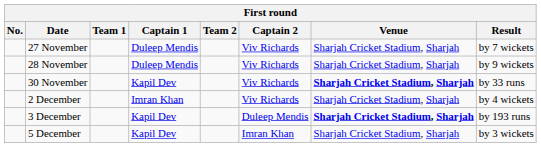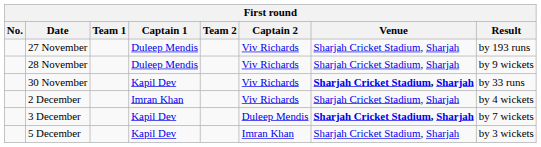(506, 47) by 7 wickets -> (504, 47) by 193 runs
(504, 116) by 193 runs -> (506, 116) by 7 wickets
